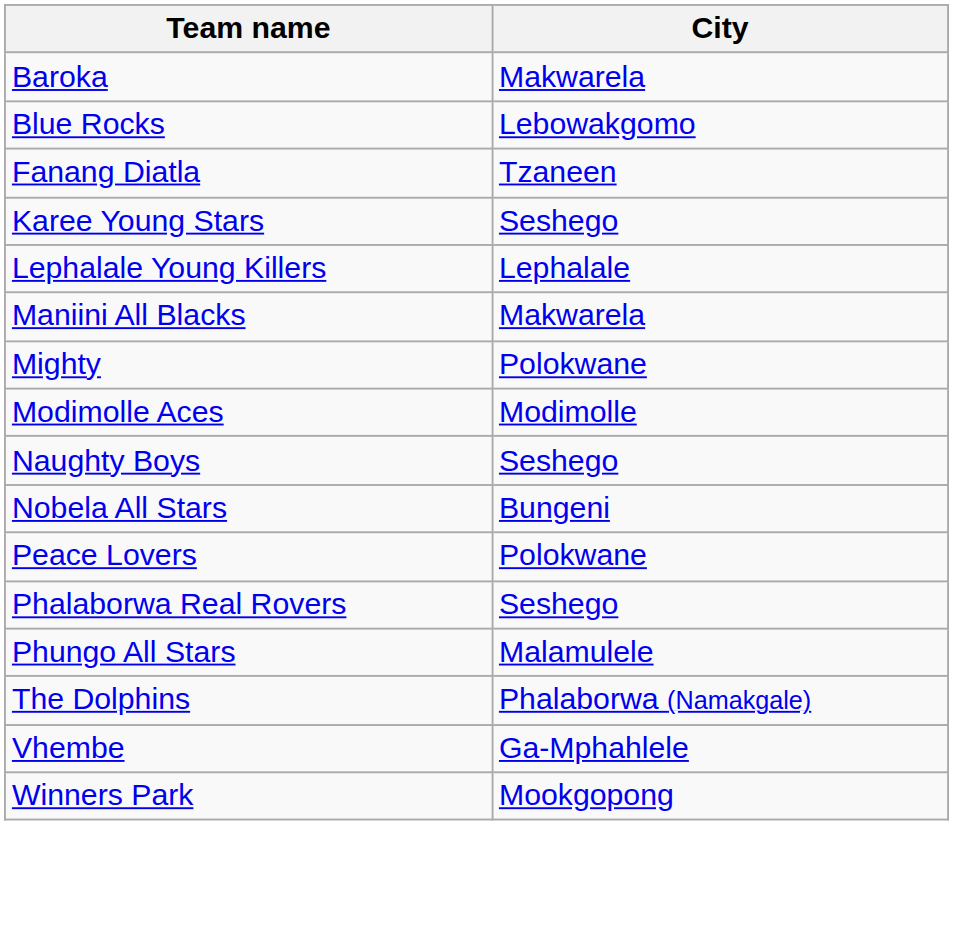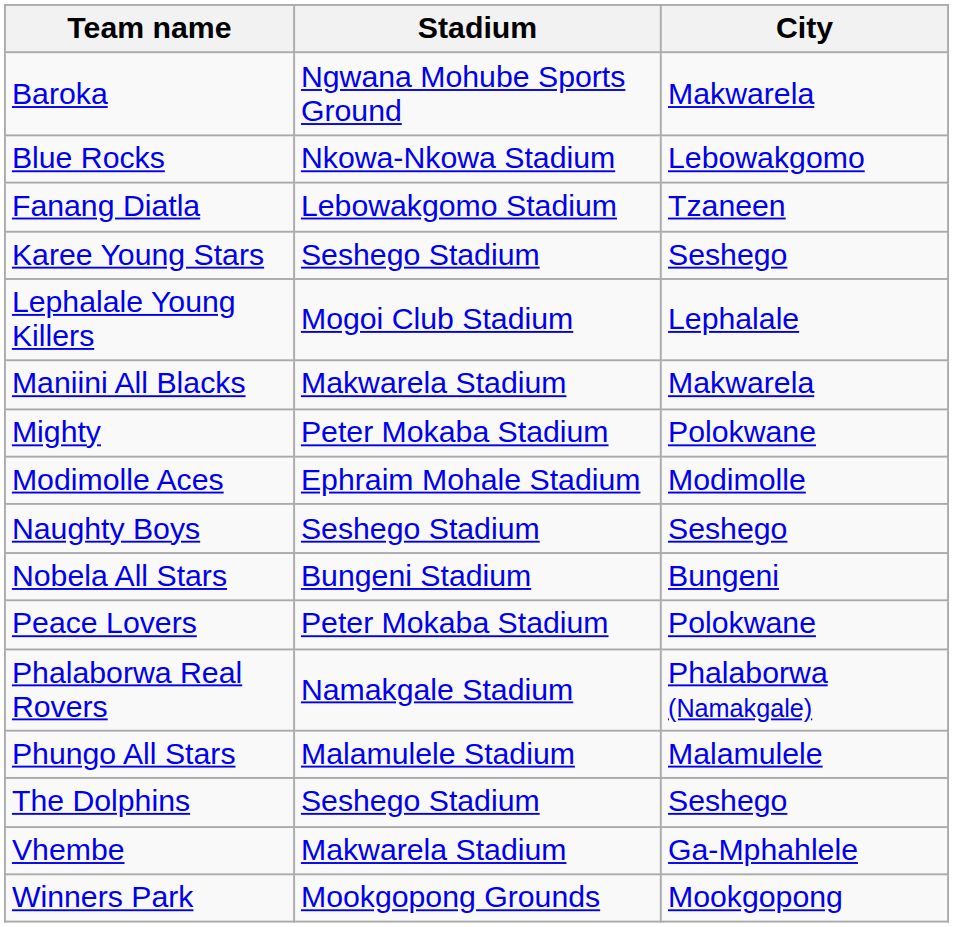+ column: (478, 28)
(559, 603) Seshego -> (748, 689) Phalaborwa (Namakgale)
(655, 699) Phalaborwa (Namakgale) -> (728, 801) Seshego
